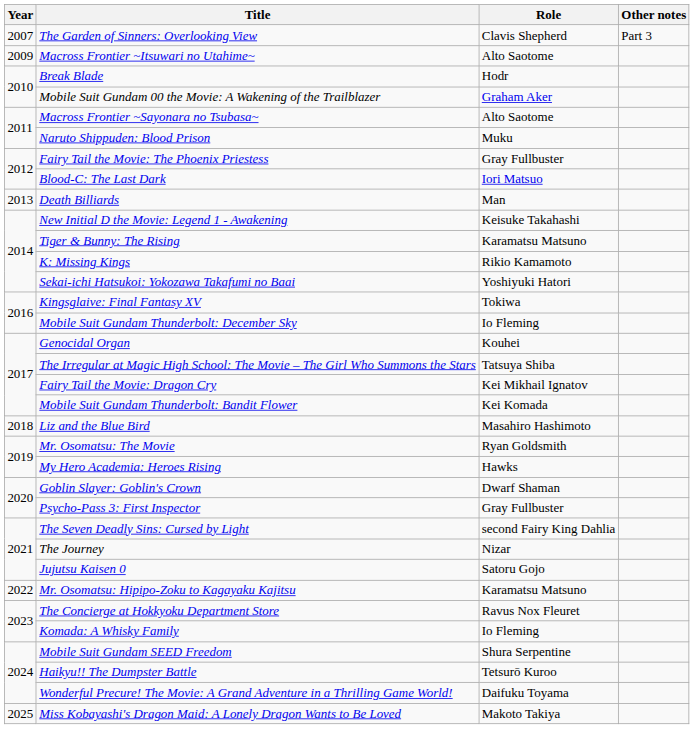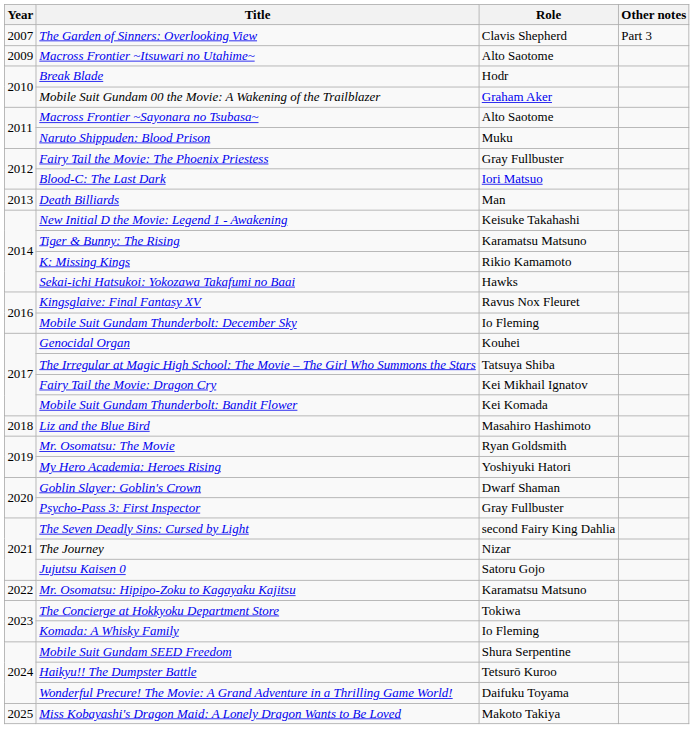(526, 281) Yoshiyuki Hatori -> (500, 281) Hawks
(501, 302) Tokiwa -> (531, 302) Ravus Nox Fleuret
(500, 466) Hawks -> (526, 466) Yoshiyuki Hatori
(531, 610) Ravus Nox Fleuret -> (501, 610) Tokiwa
